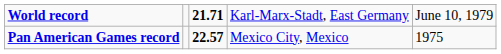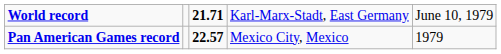(429, 37) 1975 -> (429, 37) 1979
